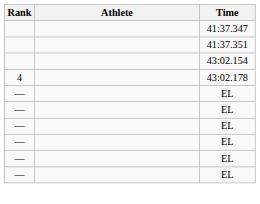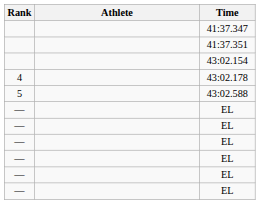+ row: (19, 93)
